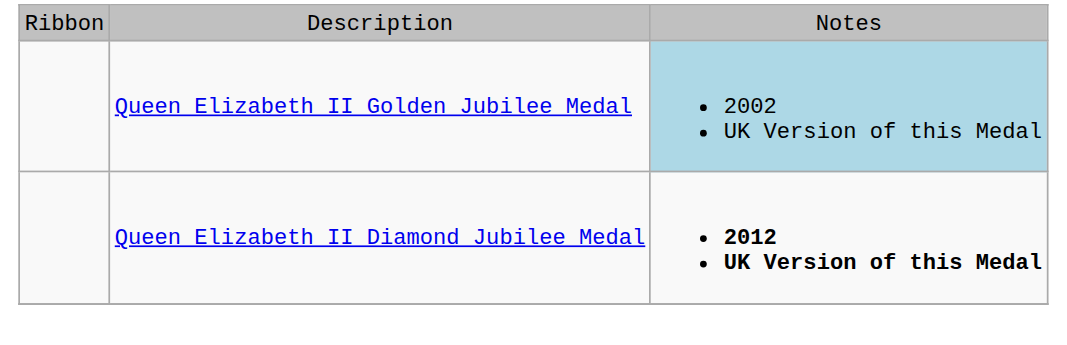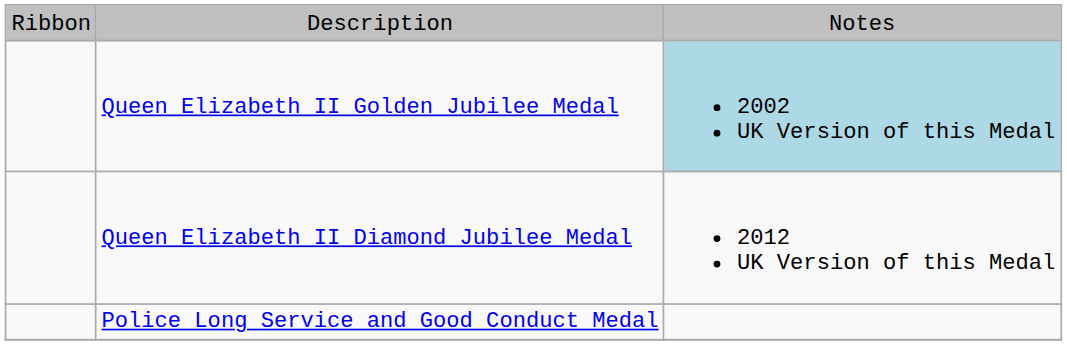(849, 250) bold -> (862, 250) normal
+ row: (380, 321)
